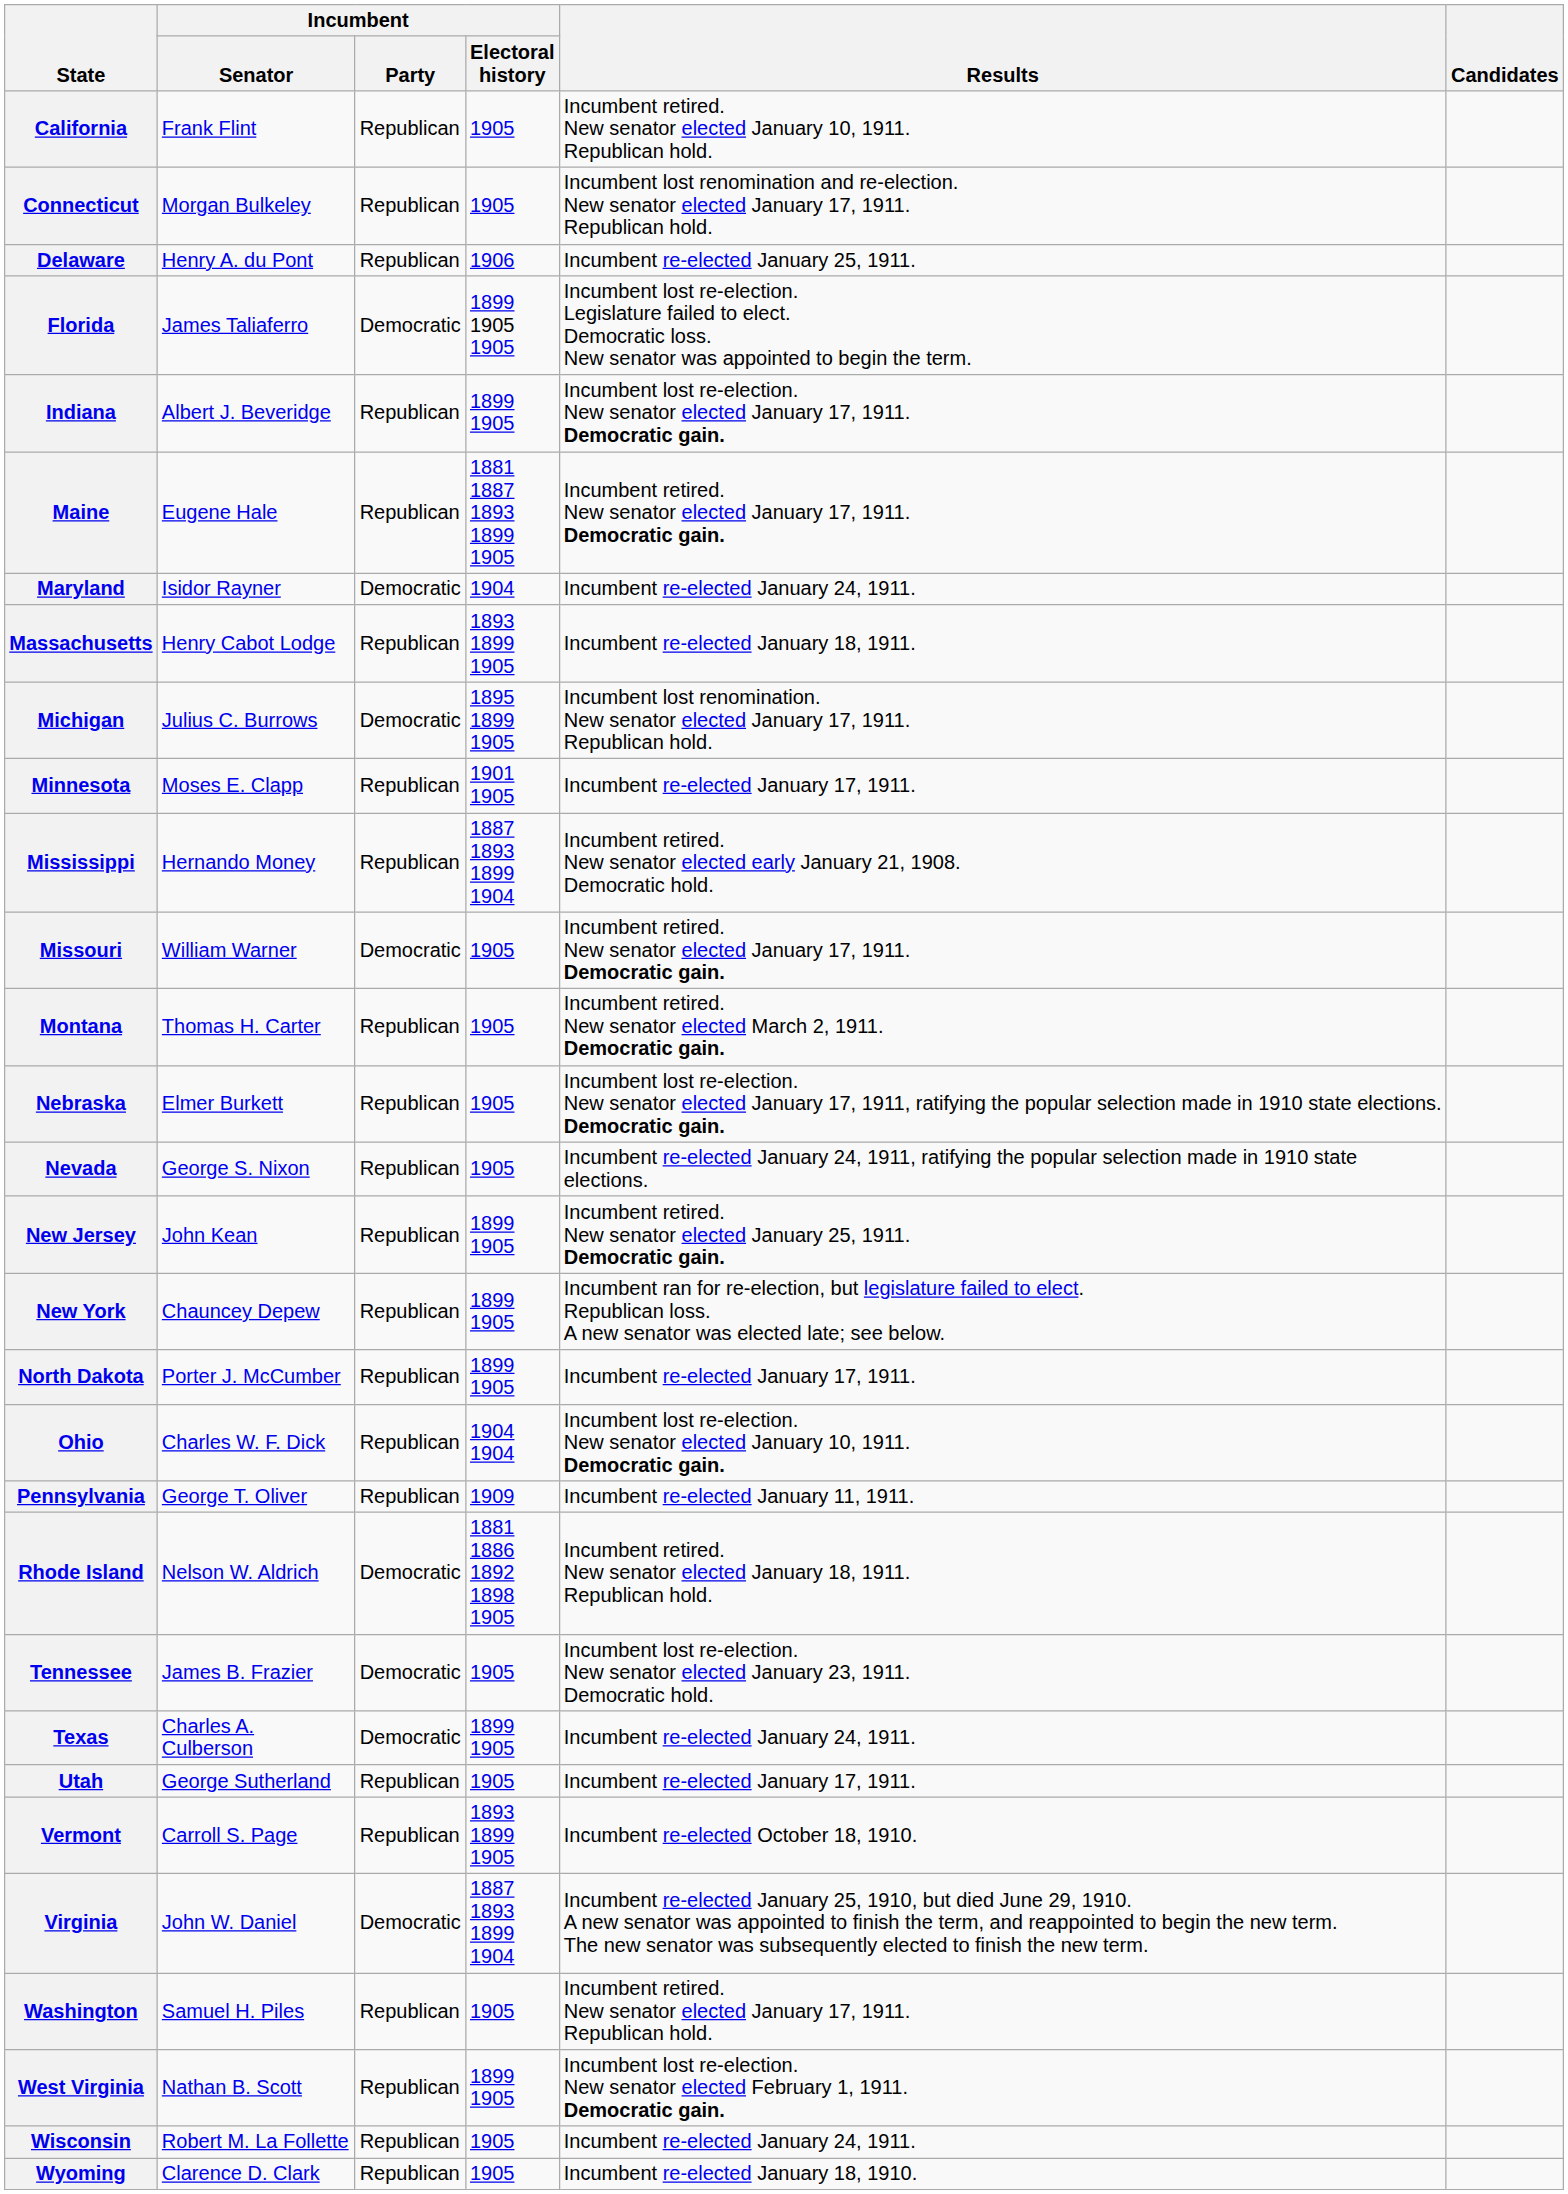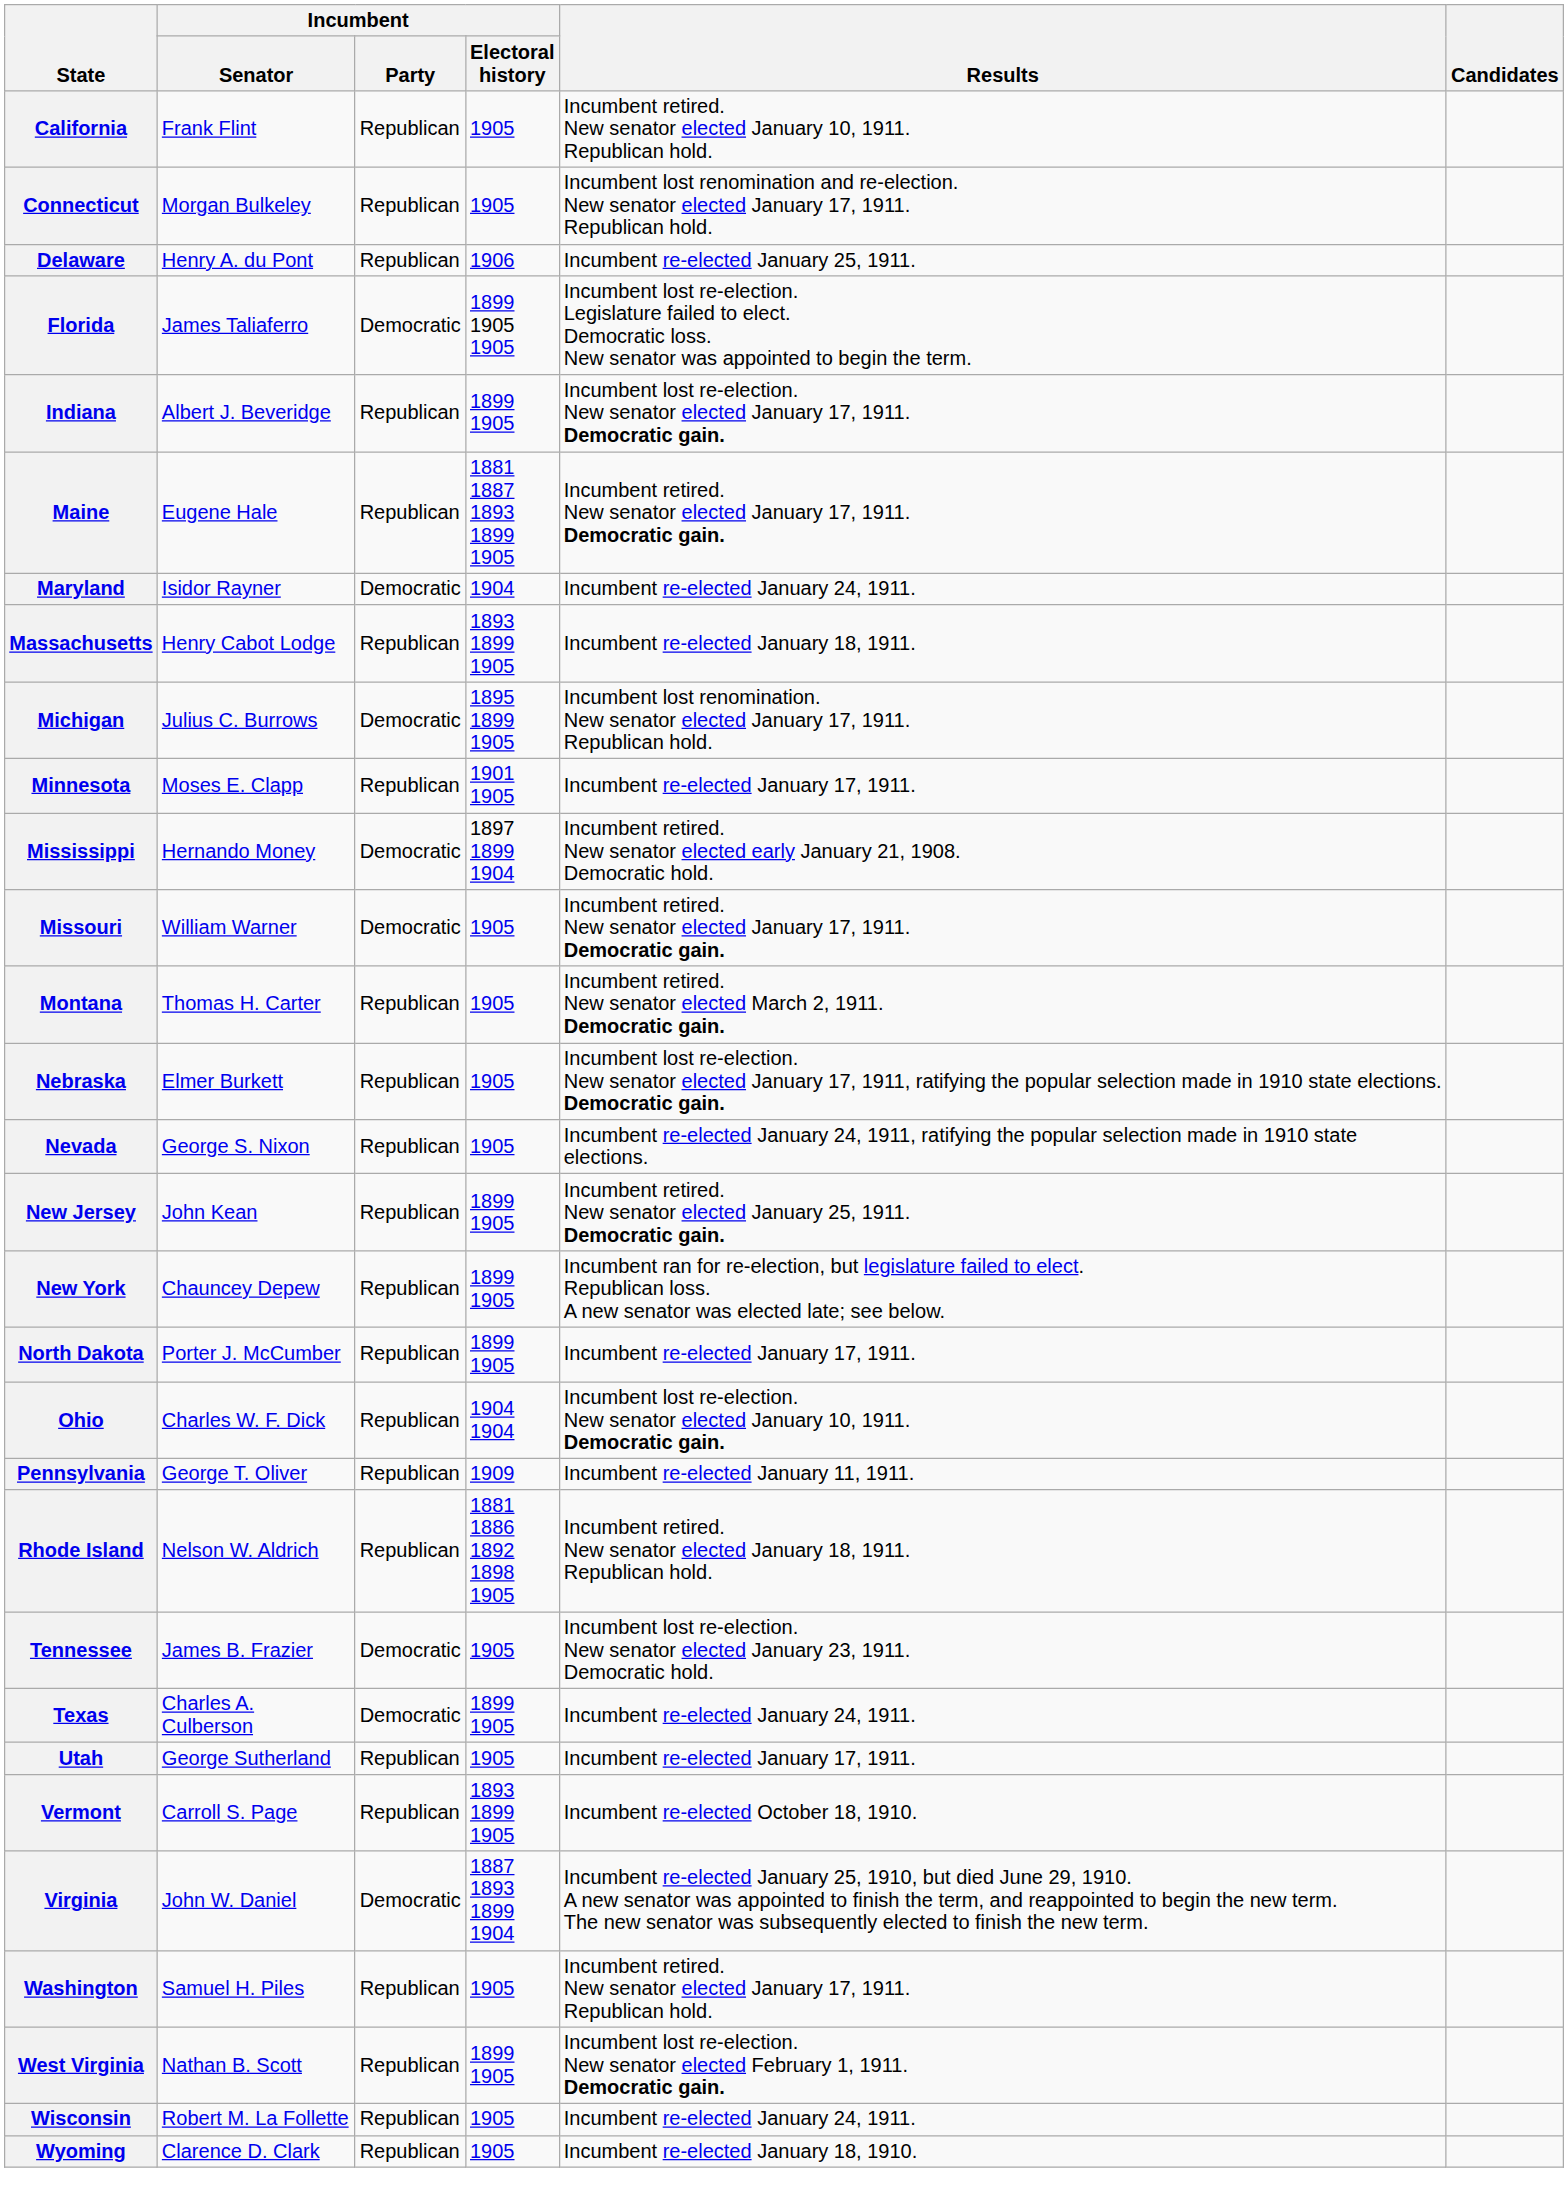(410, 862) Republican -> (410, 850) Democratic
(492, 862) 1887 1893 1899 1904 -> (492, 850) 1897 1899 1904
(410, 1573) Democratic -> (410, 1550) Republican
